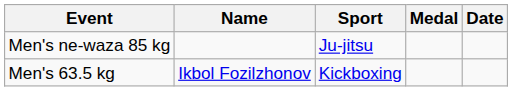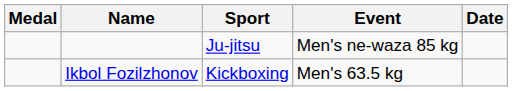columns swapped: (434, 18) <-> (89, 18)
